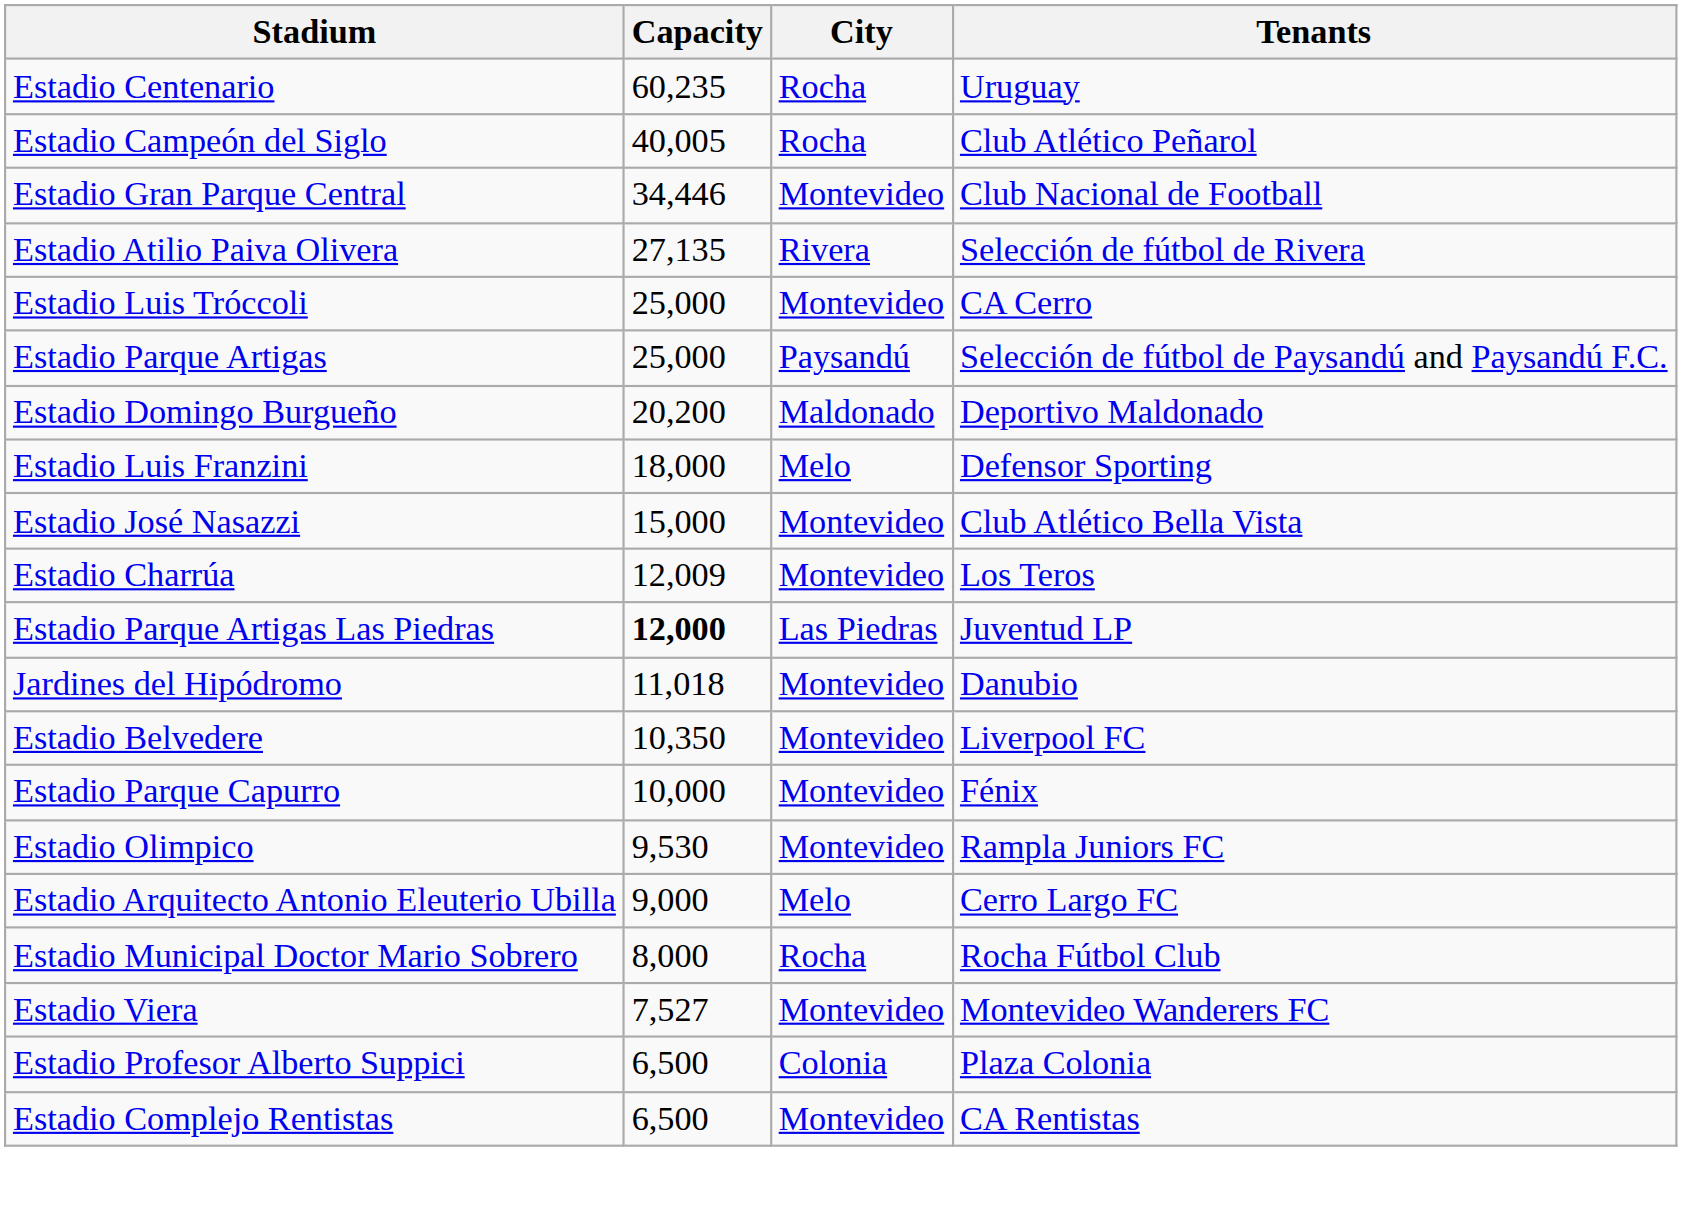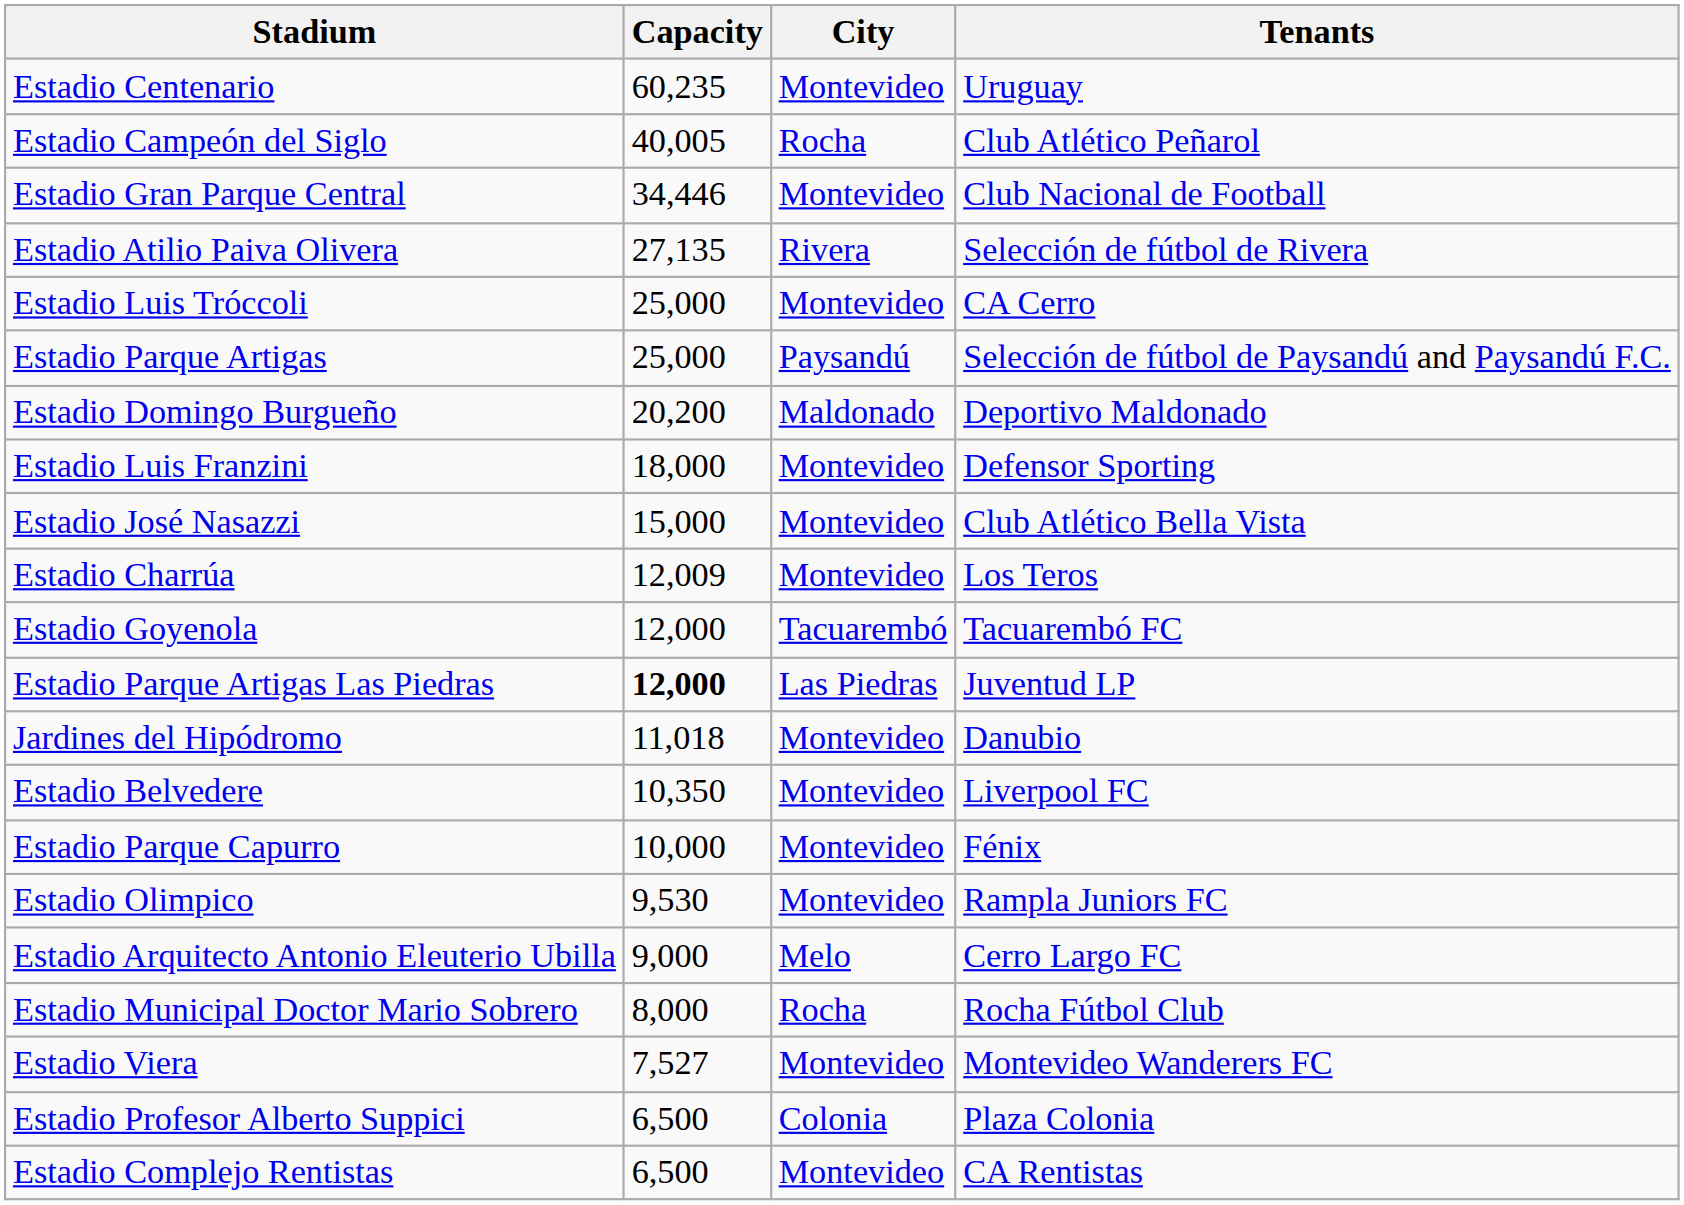(822, 85) Rocha -> (861, 85) Montevideo
(815, 466) Melo -> (861, 466) Montevideo
+ row: (135, 628)
